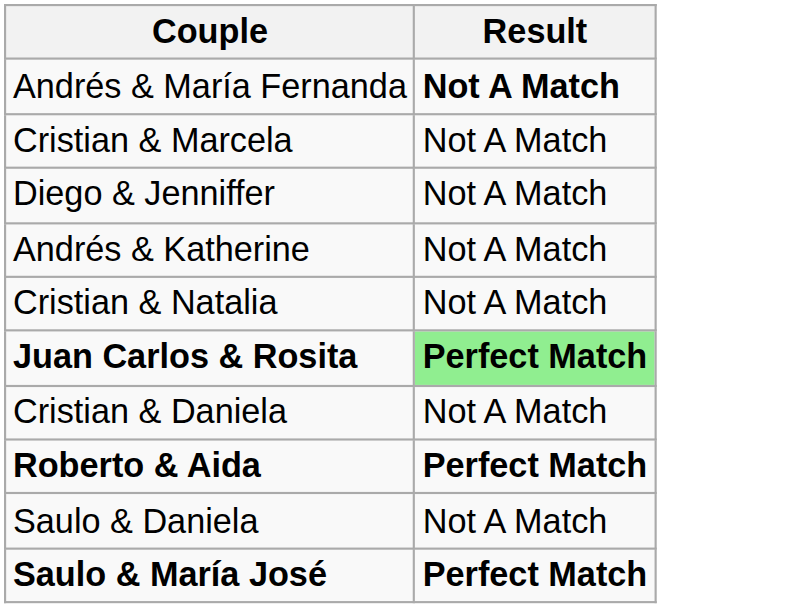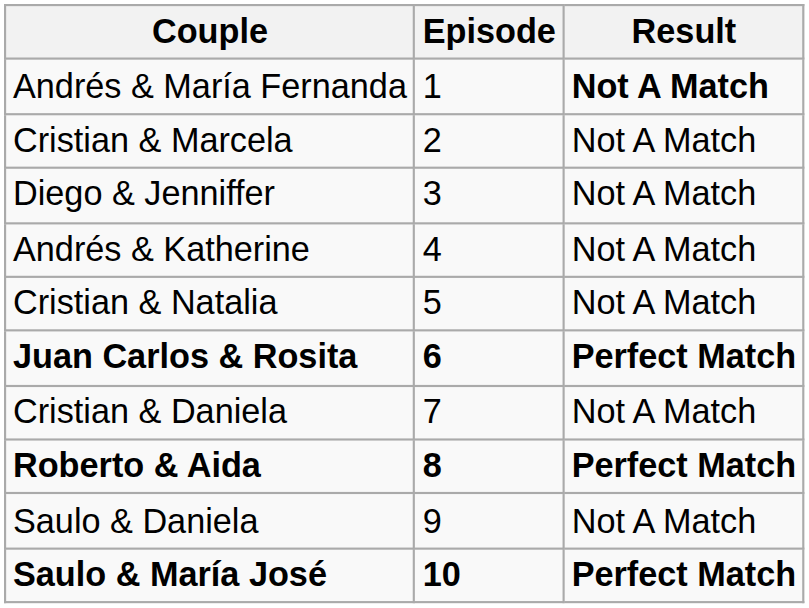+ column: (489, 31)
(535, 357) lightgreen background -> (684, 357) no background
